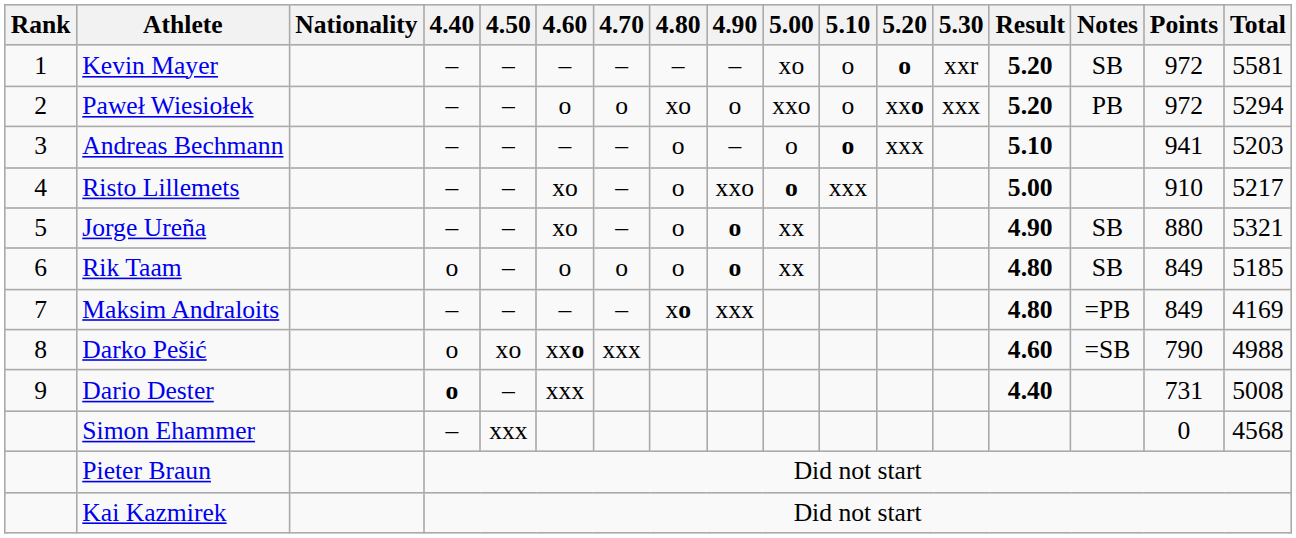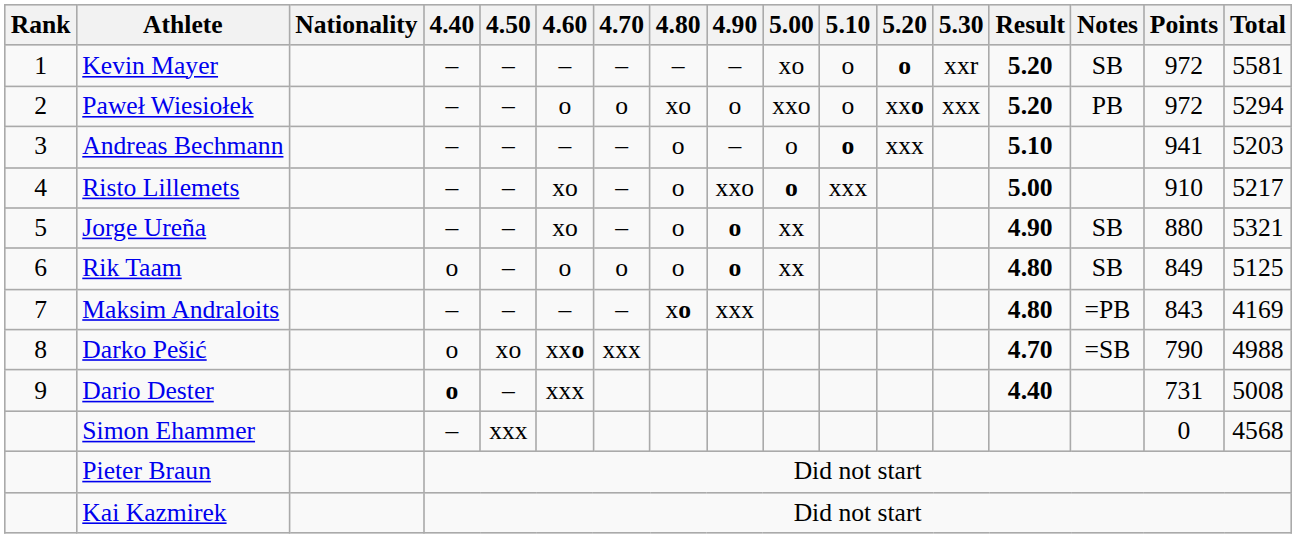(1258, 268) 5185 -> (1258, 268) 5125
(1184, 308) 849 -> (1184, 308) 843
(1030, 349) 4.60 -> (1030, 349) 4.70
